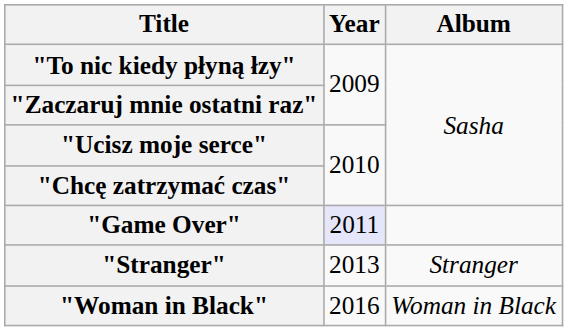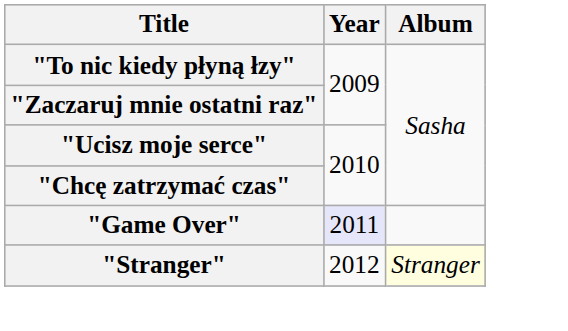(354, 265) 2013 -> (354, 265) 2012
(474, 265) no background -> (436, 265) lightyellow background
- row: (164, 305)
